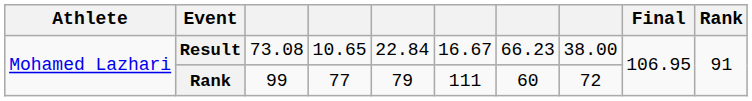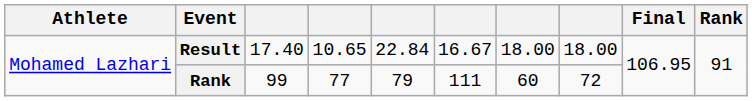(277, 50) 73.08 -> (277, 50) 17.40
(528, 50) 66.23 -> (528, 50) 18.00
(591, 50) 38.00 -> (591, 50) 18.00
